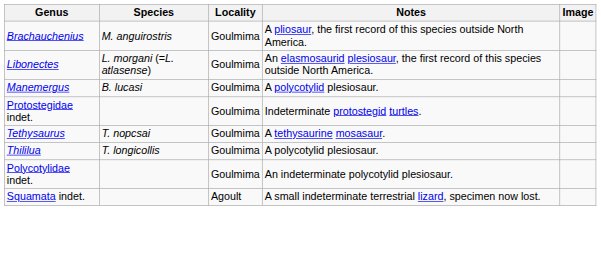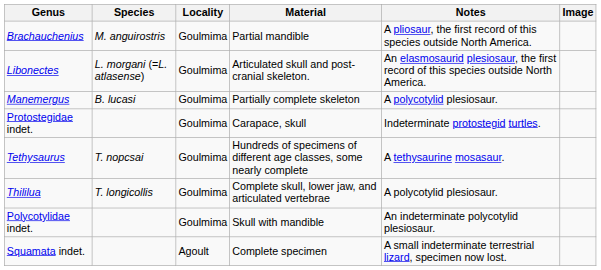+ column: (306, 13)
